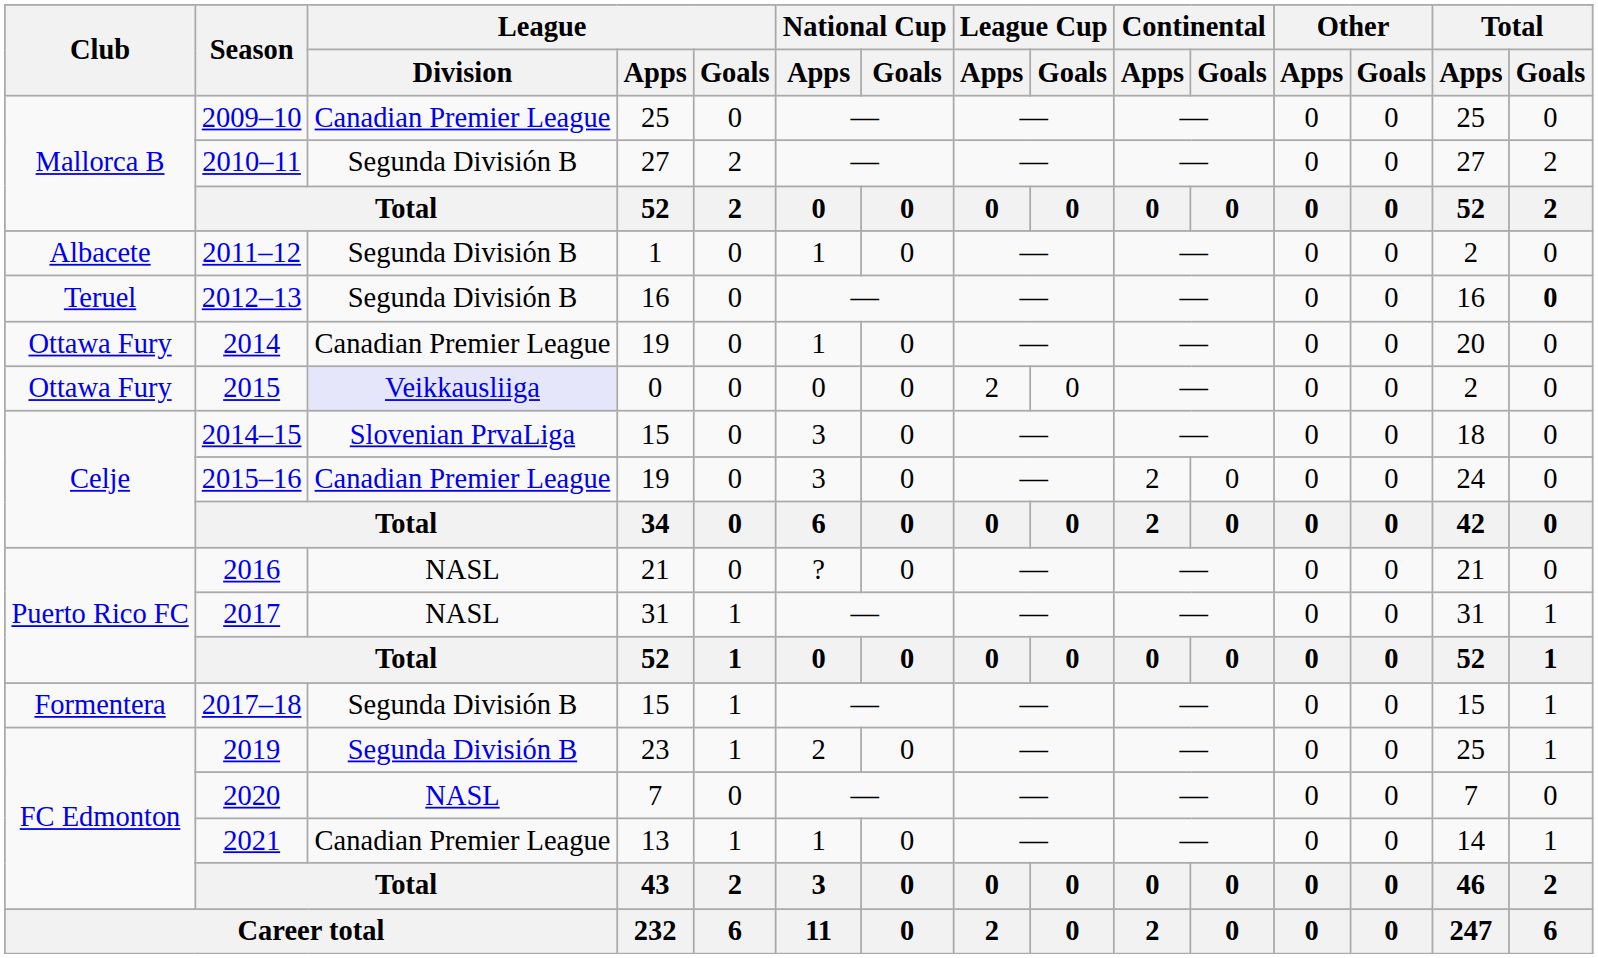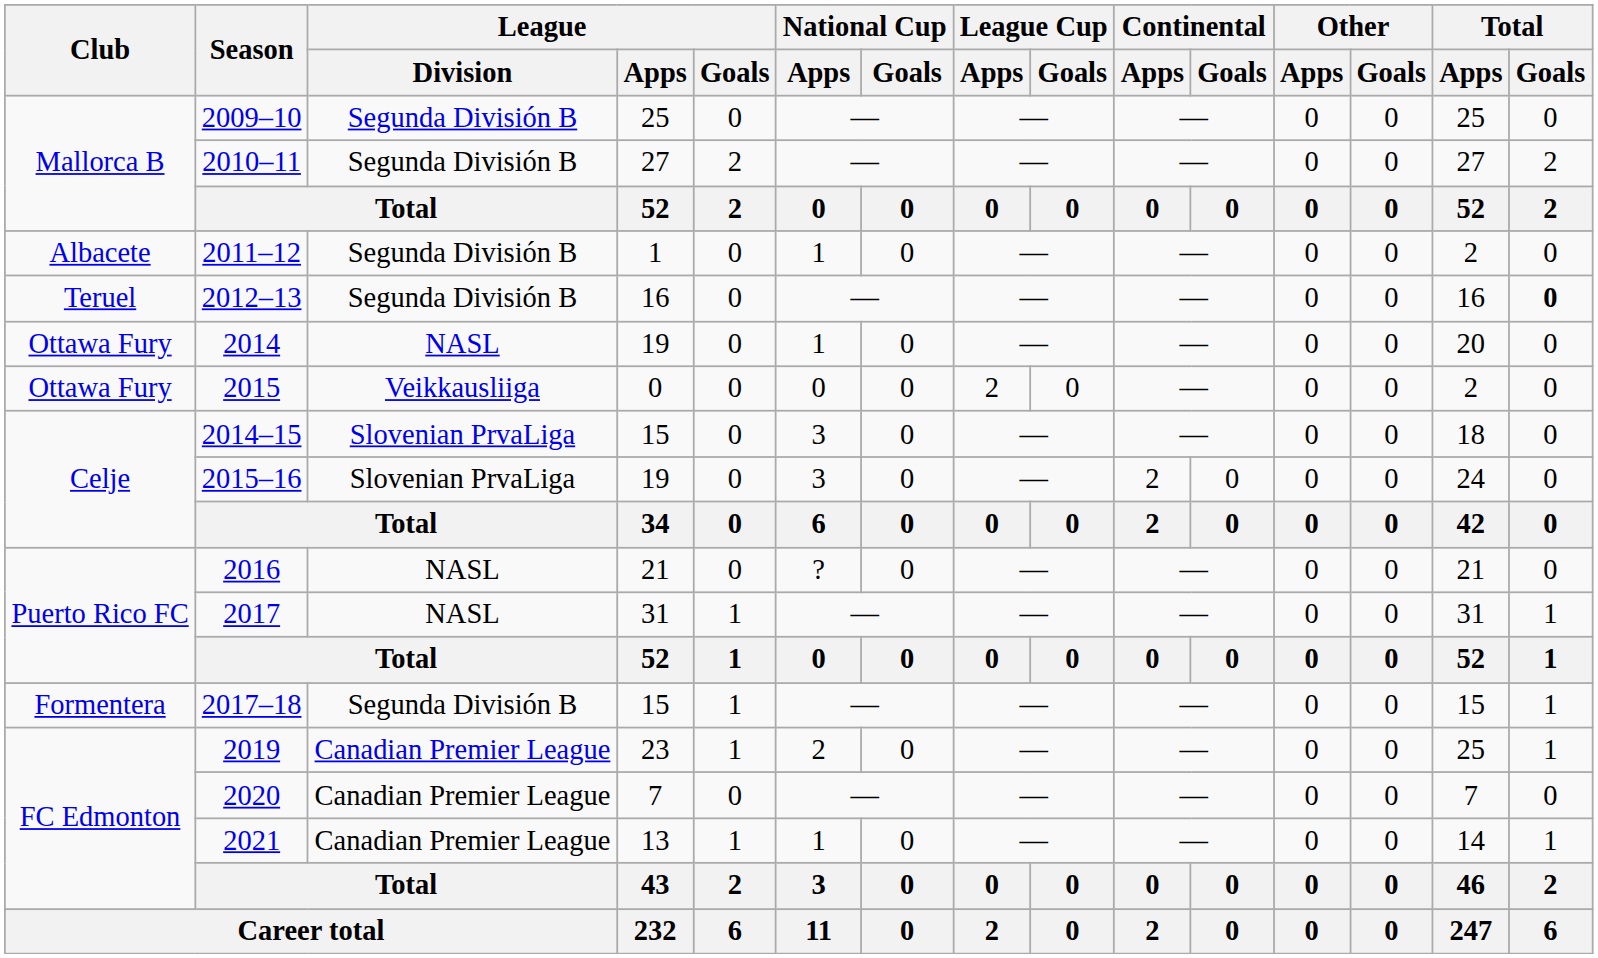(462, 117) Canadian Premier League -> (462, 117) Segunda División B
(462, 343) Canadian Premier League -> (462, 343) NASL
(462, 388) lavender background -> (462, 388) no background
(462, 478) Canadian Premier League -> (462, 478) Slovenian PrvaLiga
(462, 749) Segunda División B -> (462, 749) Canadian Premier League
(462, 794) NASL -> (462, 794) Canadian Premier League
